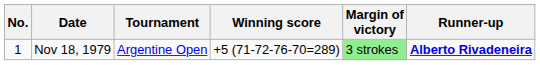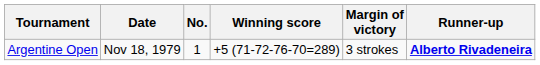columns swapped: (18, 22) <-> (162, 22)
(372, 50) lightgreen background -> (372, 50) no background
